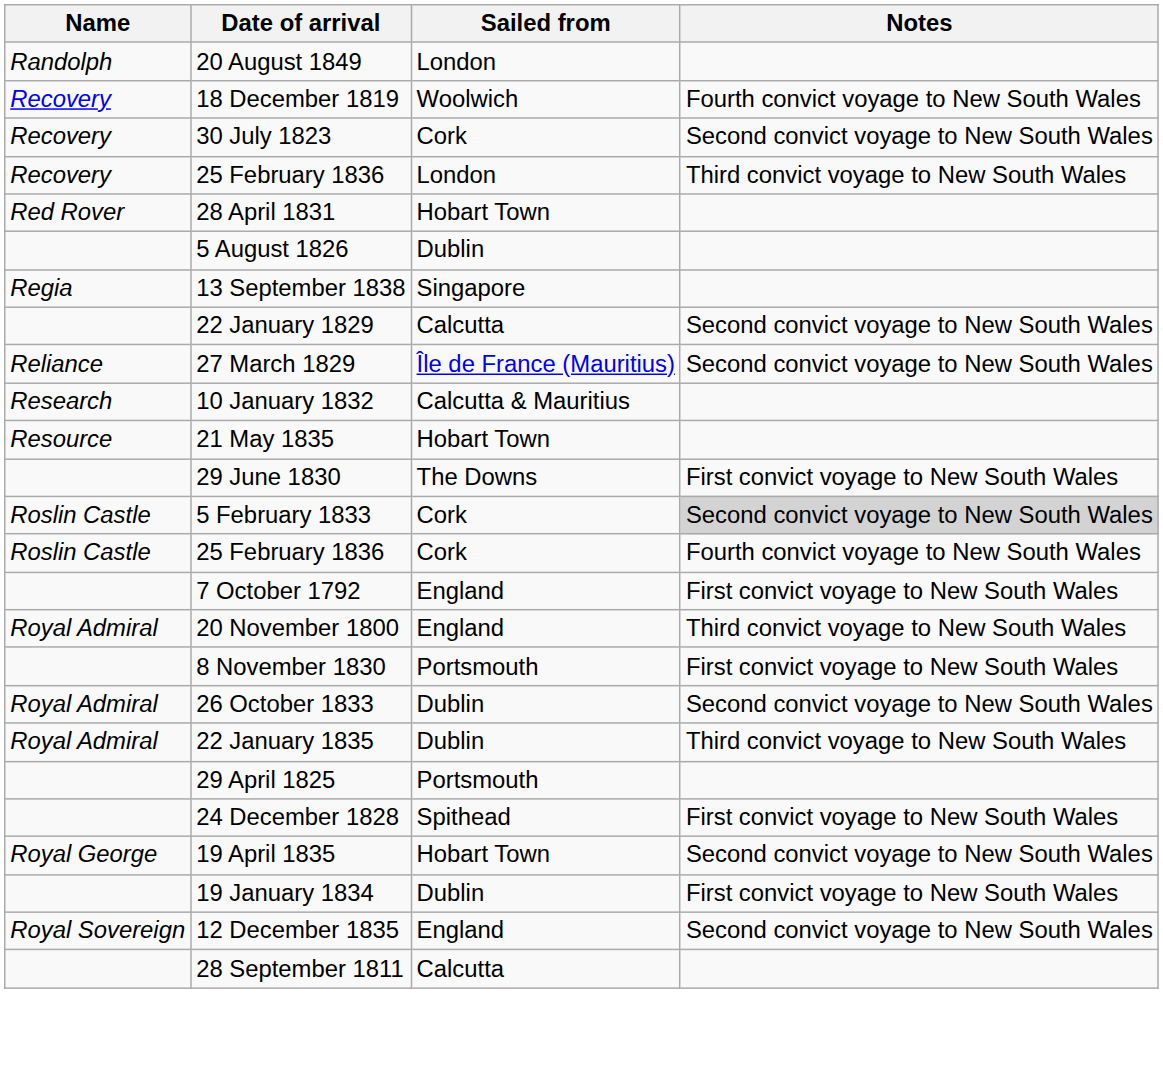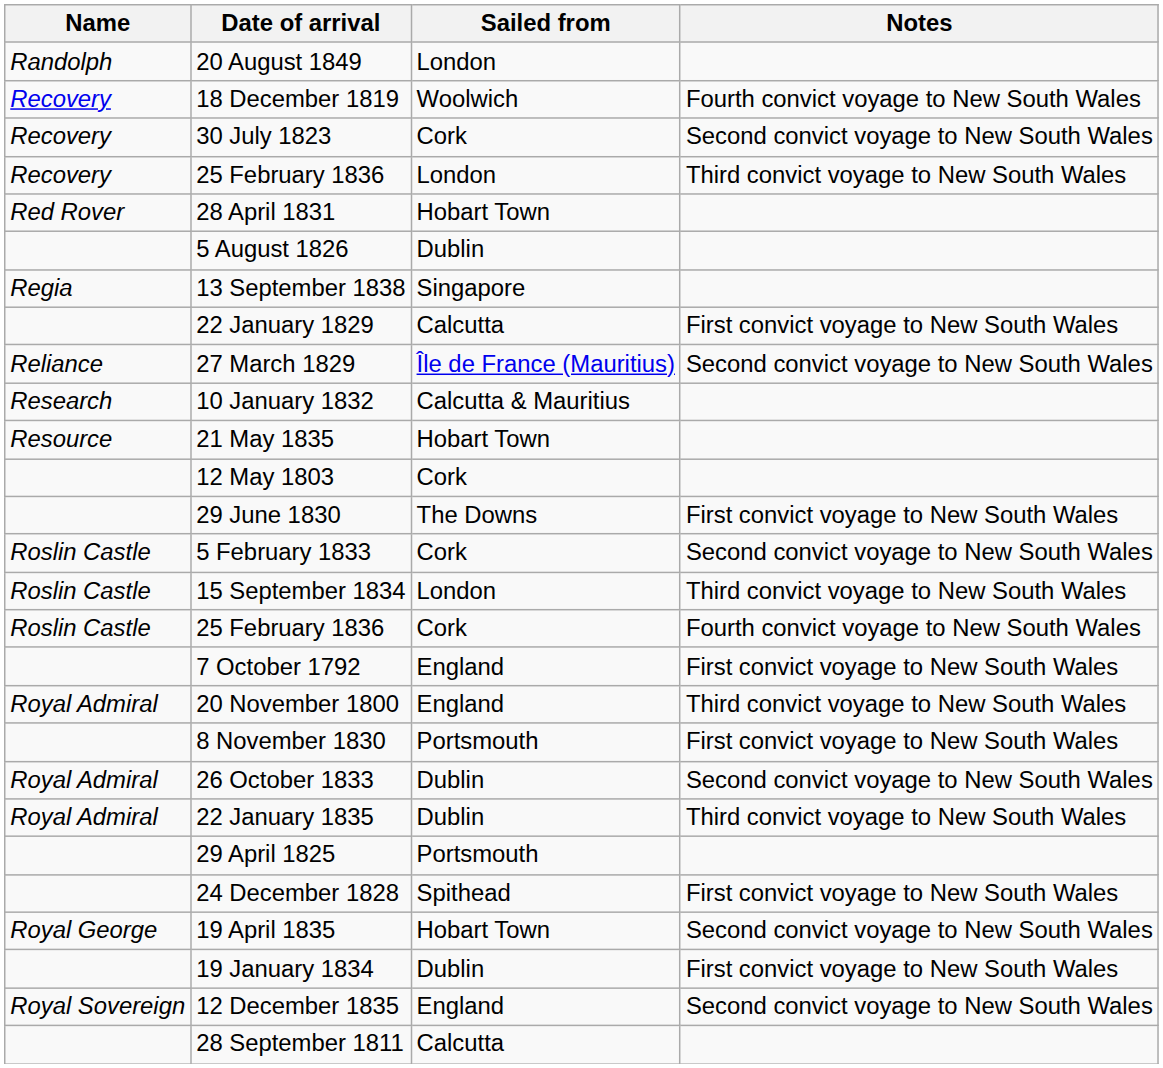(919, 325) Second convict voyage to New South Wales -> (902, 325) First convict voyage to New South Wales
+ row: (265, 477)
(919, 514) lightgrey background -> (919, 552) no background
+ row: (301, 590)
